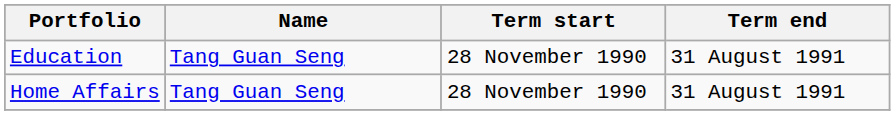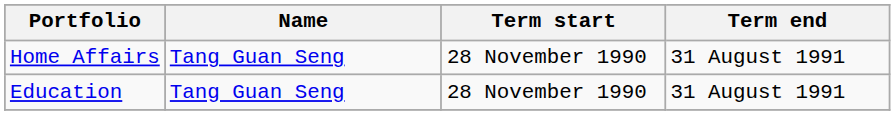rows swapped: (85, 92) <-> (66, 57)
